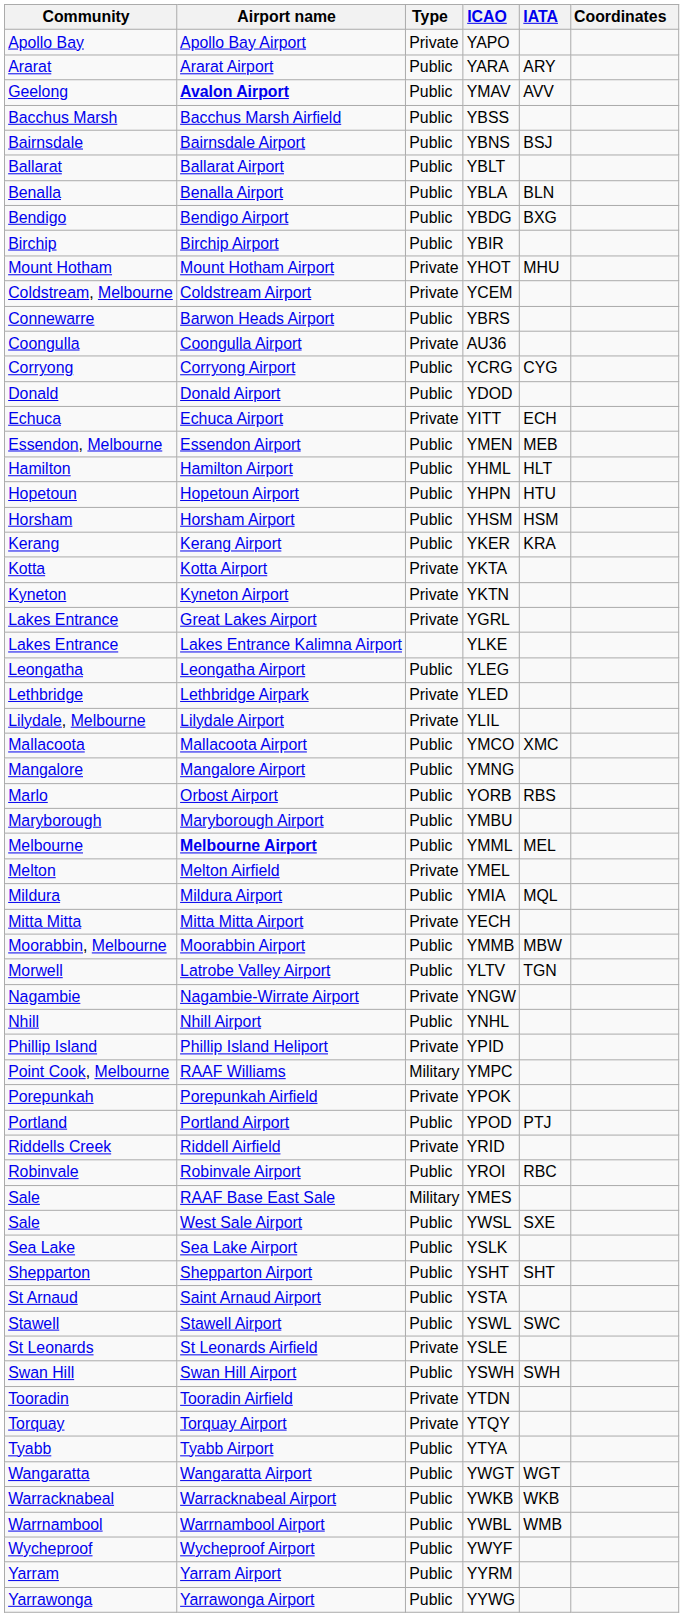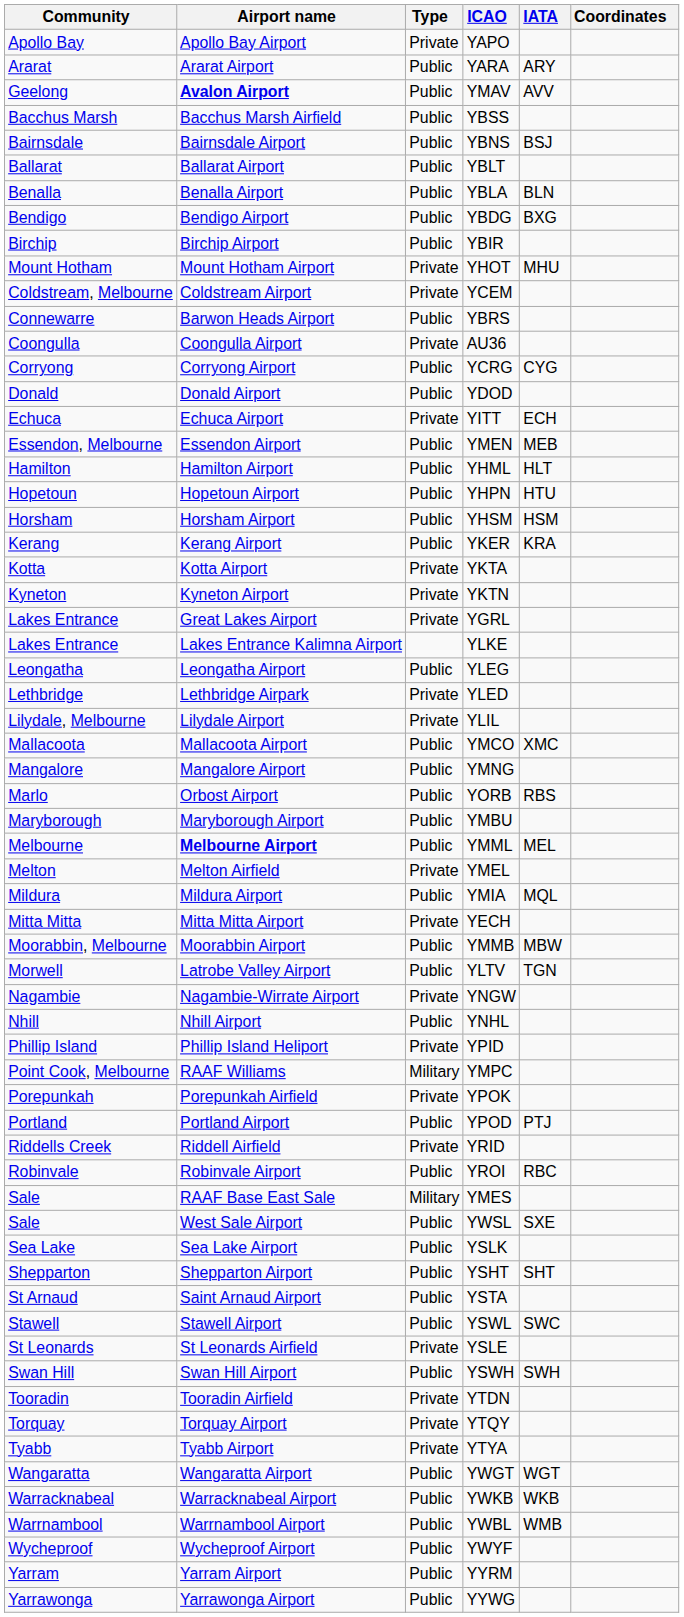(431, 1448) Public -> (434, 1448) Private
